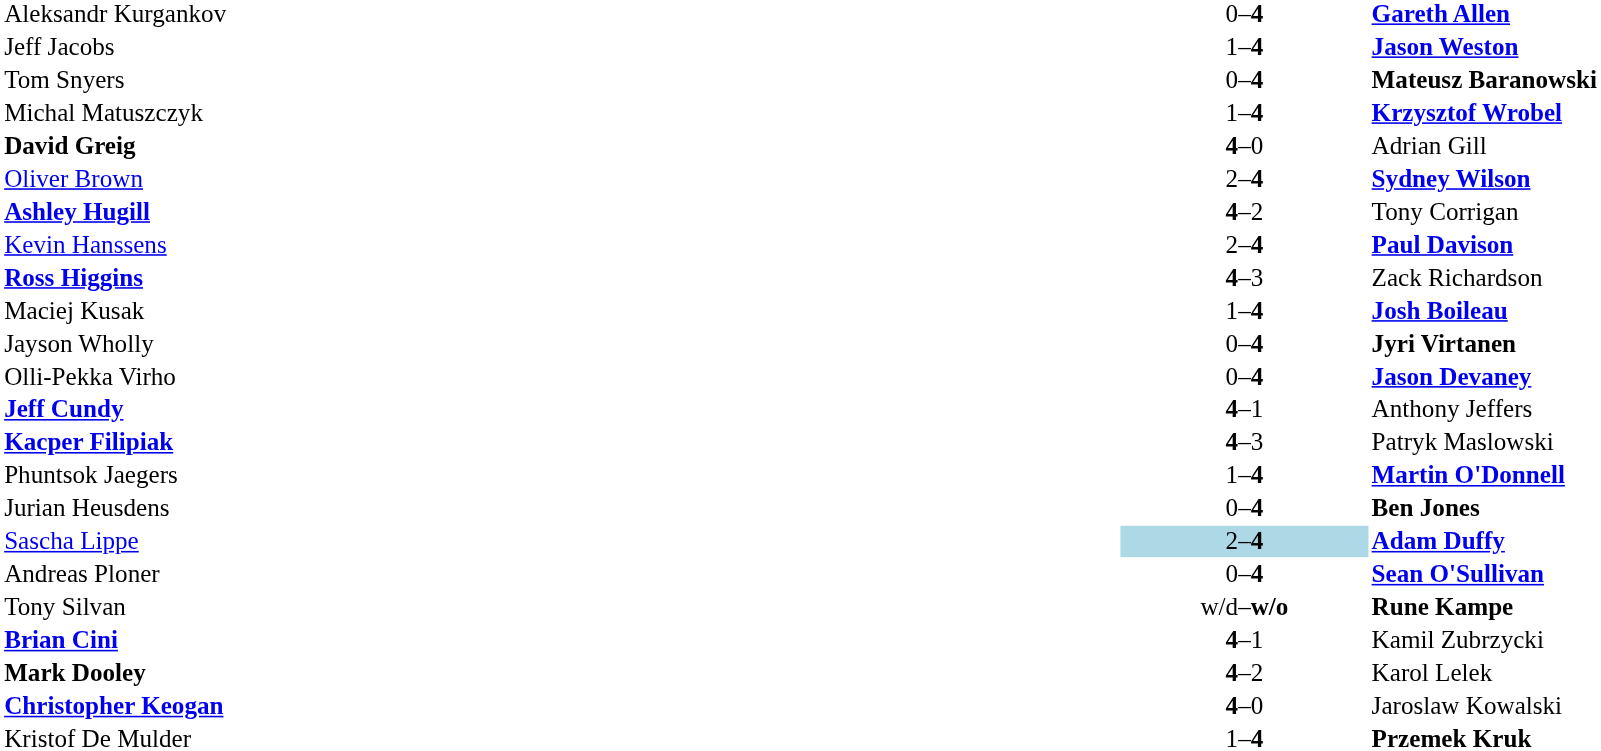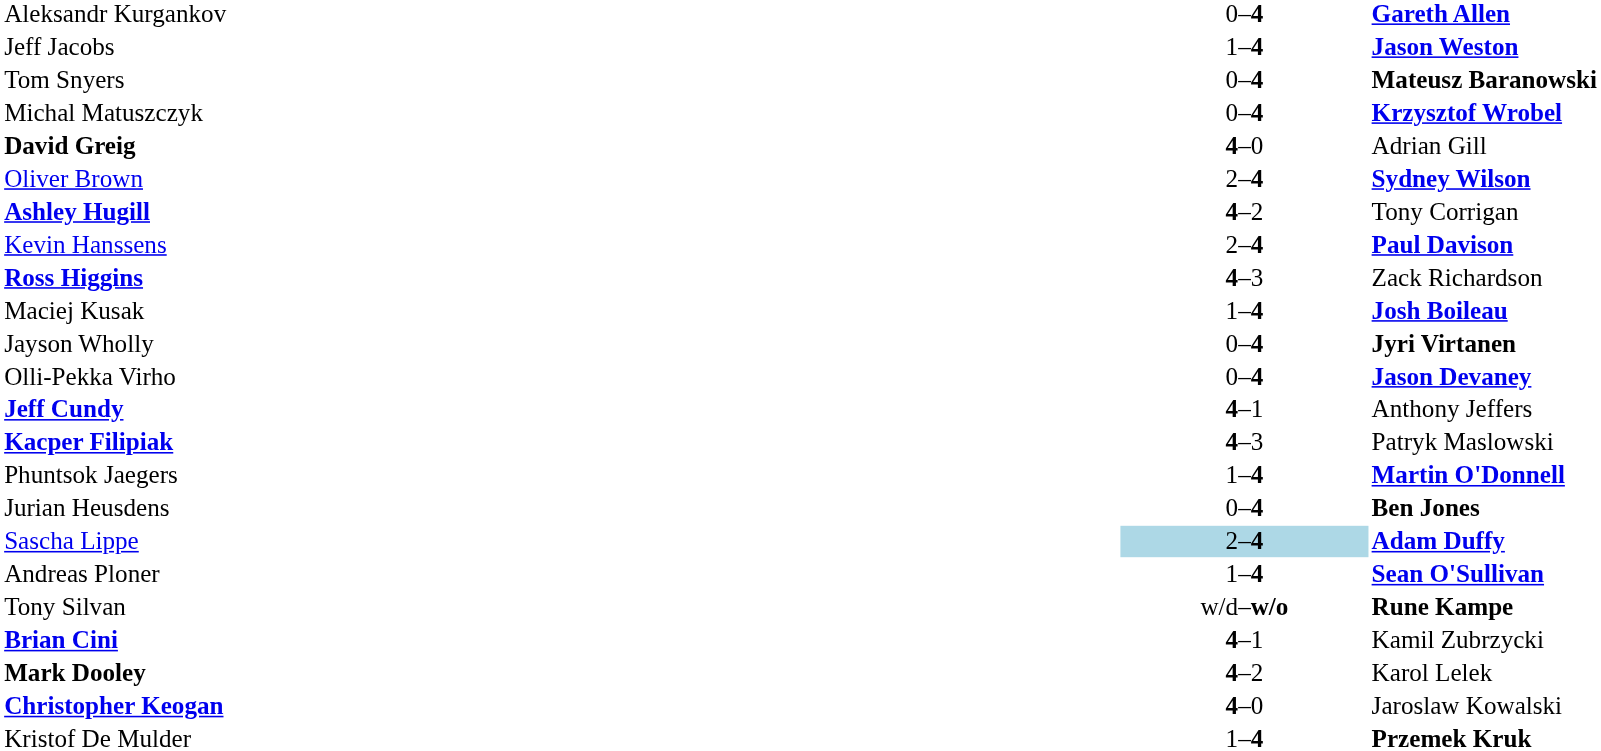(1244, 112) 1–4 -> (1244, 112) 0–4
(1244, 574) 0–4 -> (1244, 574) 1–4
